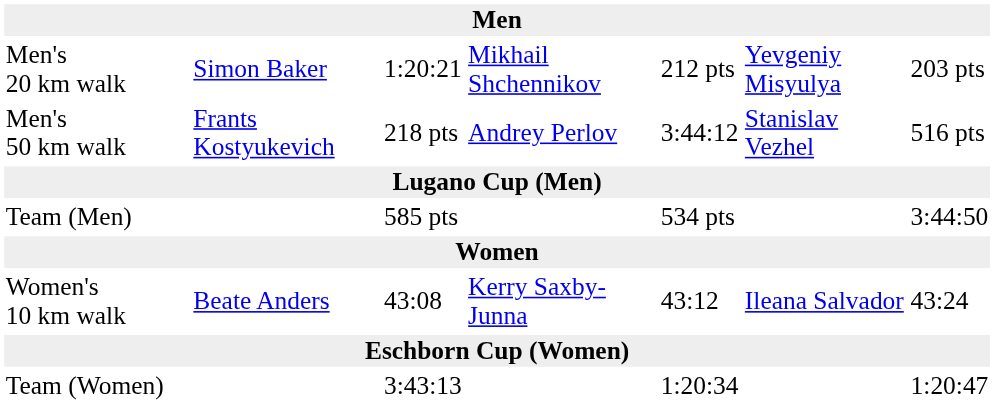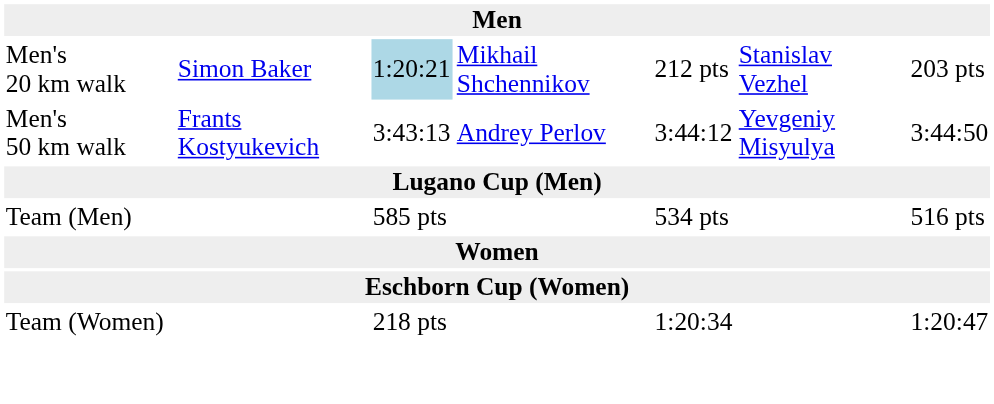(423, 69) no background -> (412, 69) lightblue background
(793, 69) Yevgeniy Misyulya -> (785, 69) Stanislav Vezhel
(421, 132) 218 pts -> (412, 132) 3:43:13
(792, 132) Stanislav Vezhel -> (787, 132) Yevgeniy Misyulya
(948, 132) 516 pts -> (949, 132) 3:44:50
(949, 216) 3:44:50 -> (948, 216) 516 pts
- row: (66, 301)
(423, 385) 3:43:13 -> (410, 321) 218 pts
